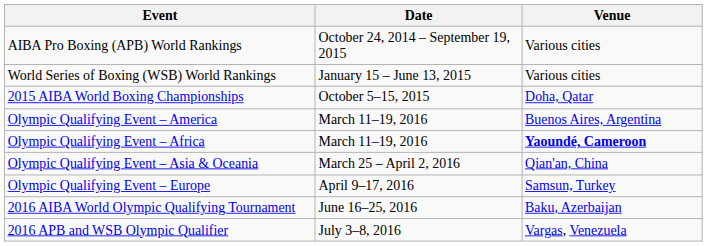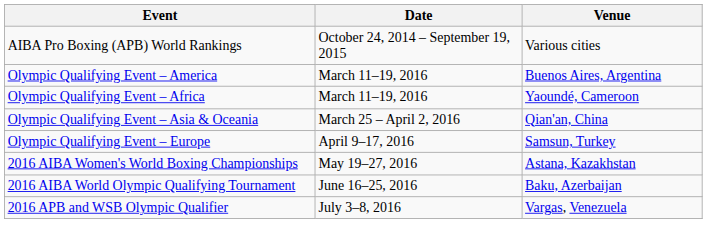- row: (142, 75)
- row: (126, 97)
(586, 141) bold -> (582, 97) normal
+ row: (153, 163)
